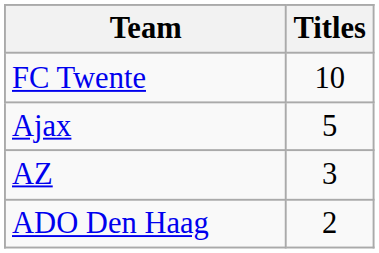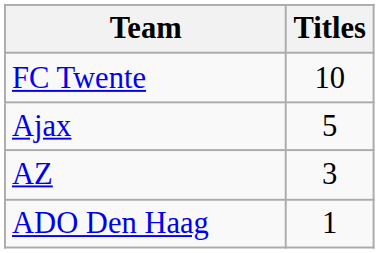(330, 222) 2 -> (330, 222) 1
